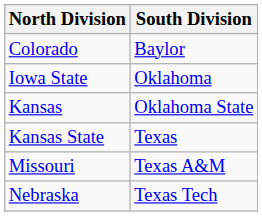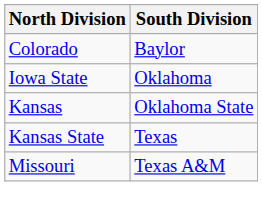- row: (44, 195)
